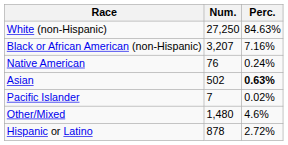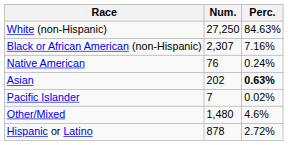(220, 47) 3,207 -> (220, 47) 2,307
(216, 81) 502 -> (216, 81) 202
